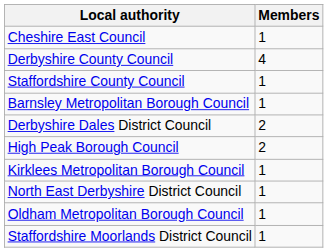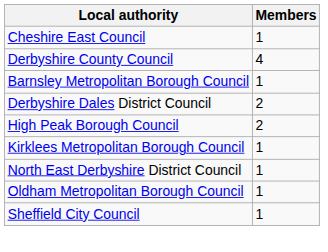- row: (96, 81)
+ row: (74, 214)
- row: (130, 236)
